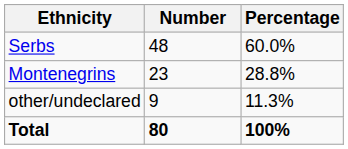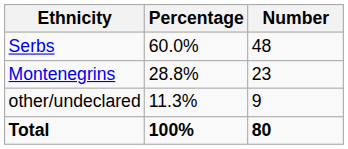columns swapped: (193, 18) <-> (292, 18)
